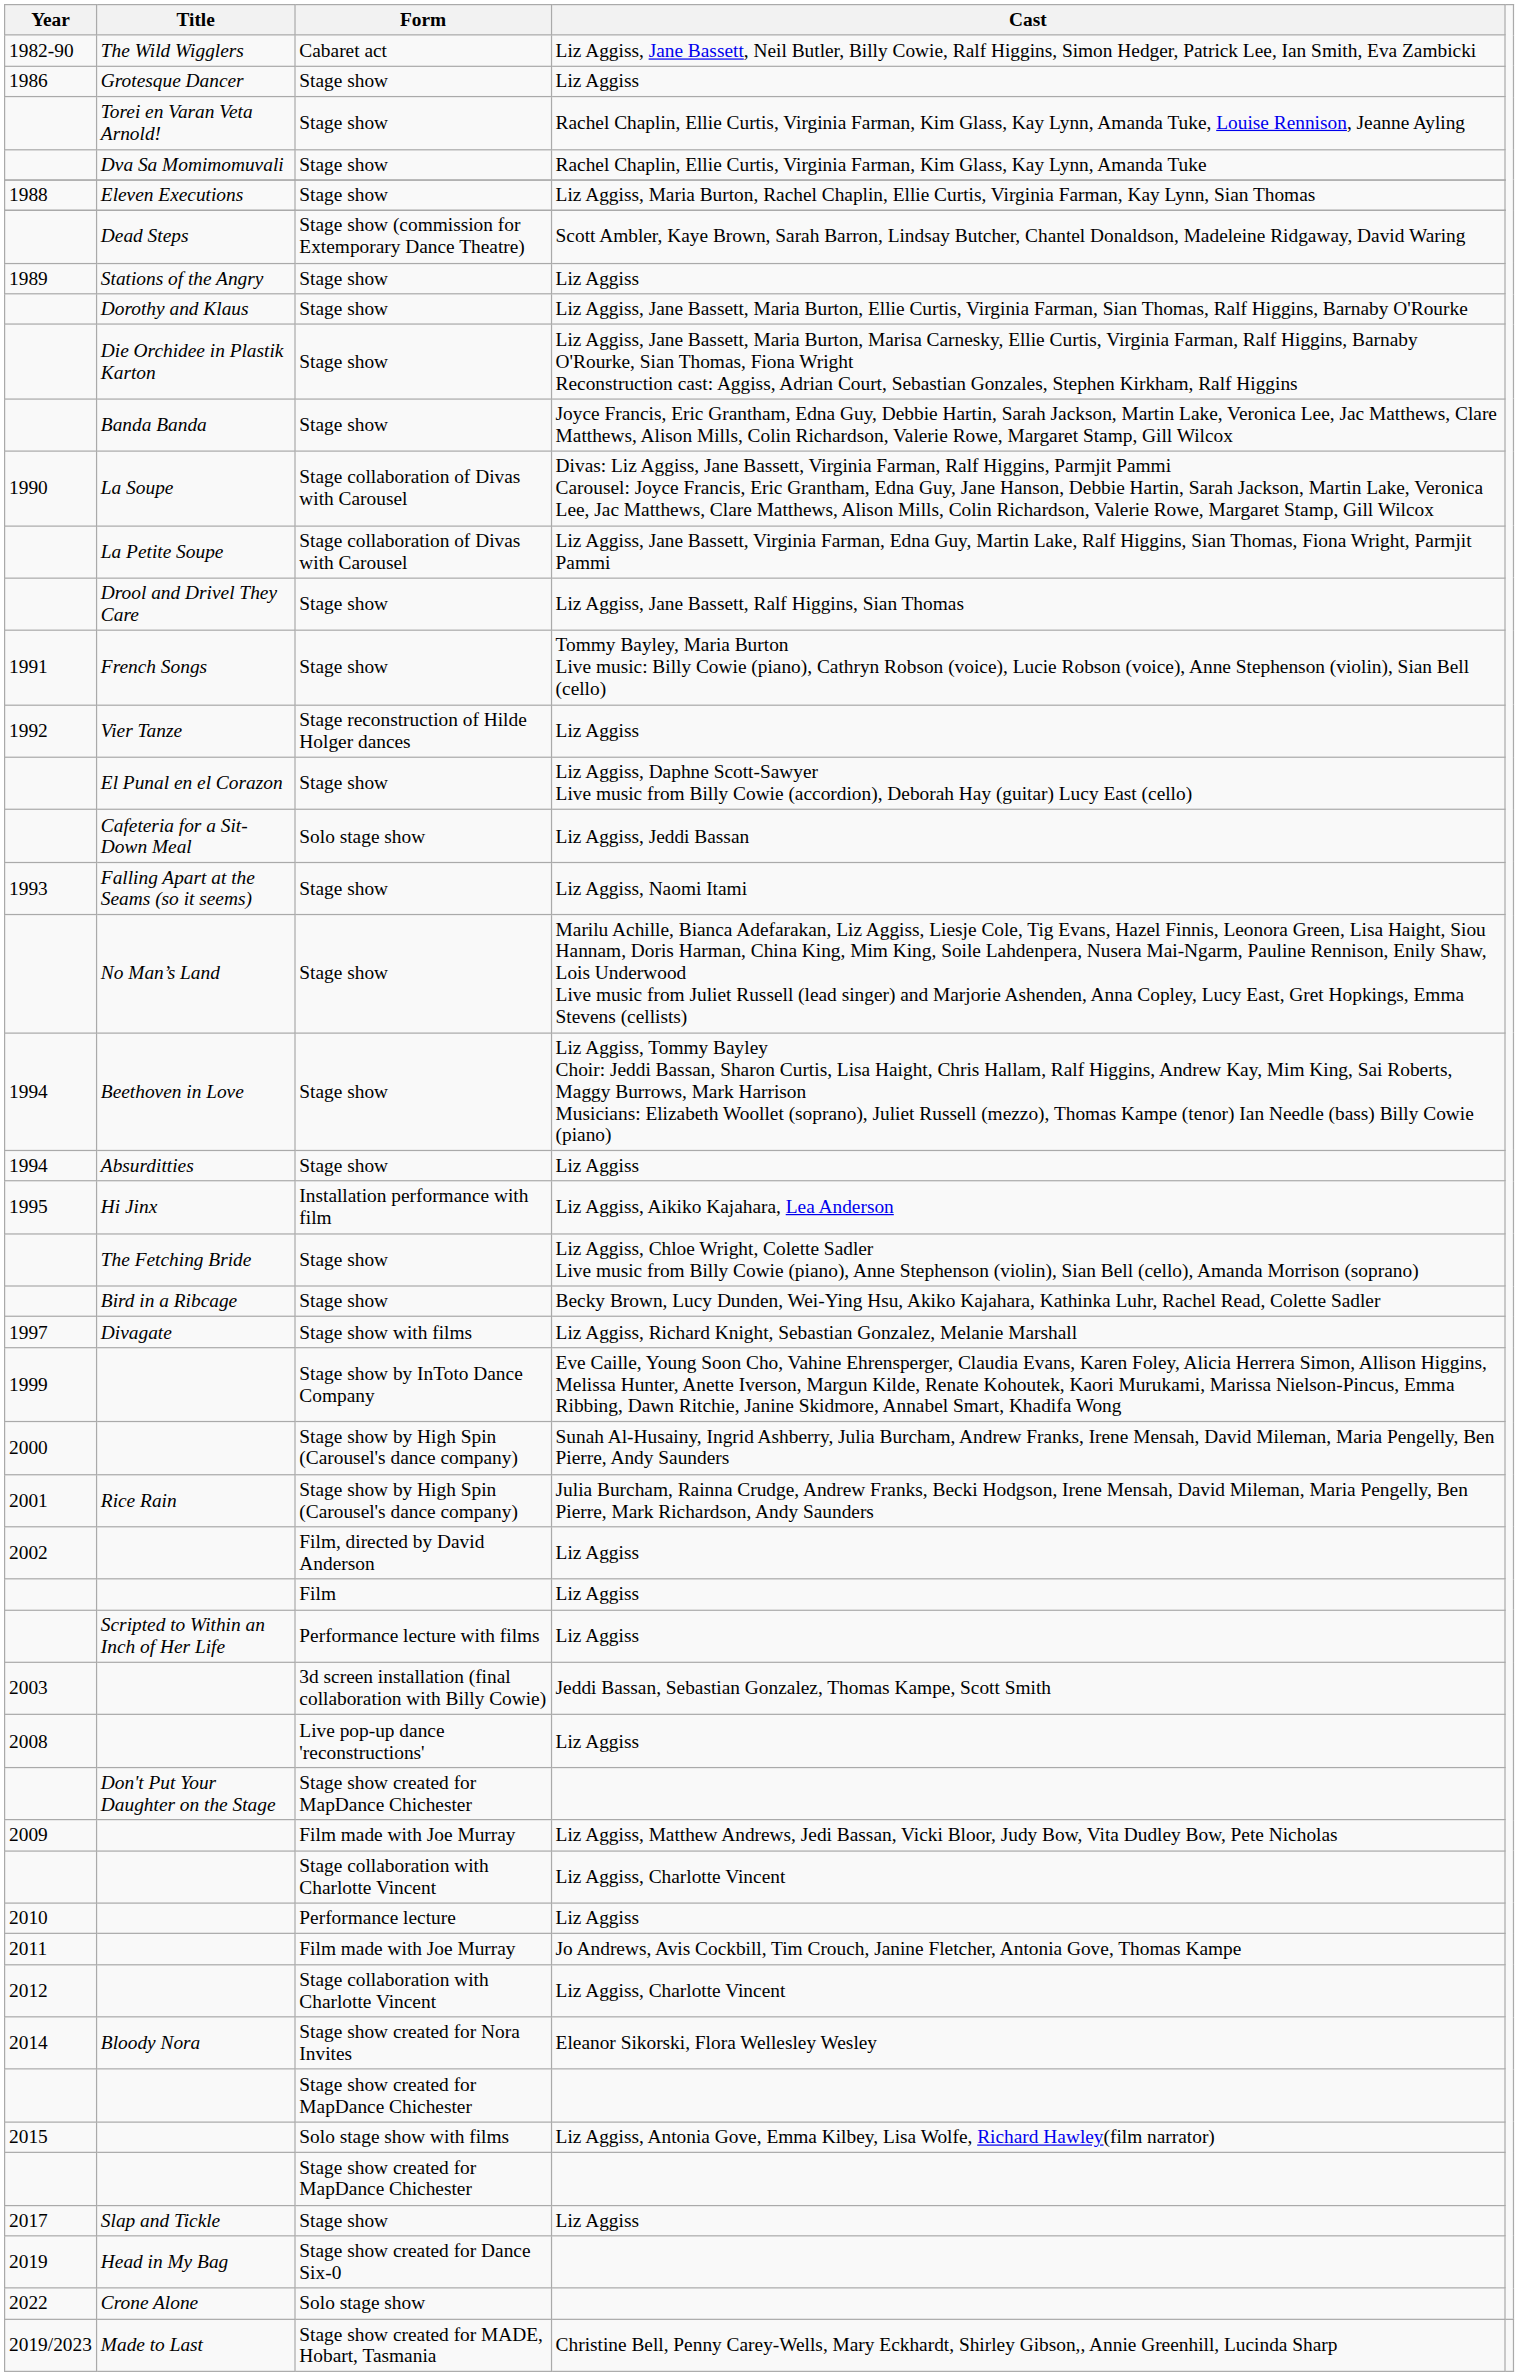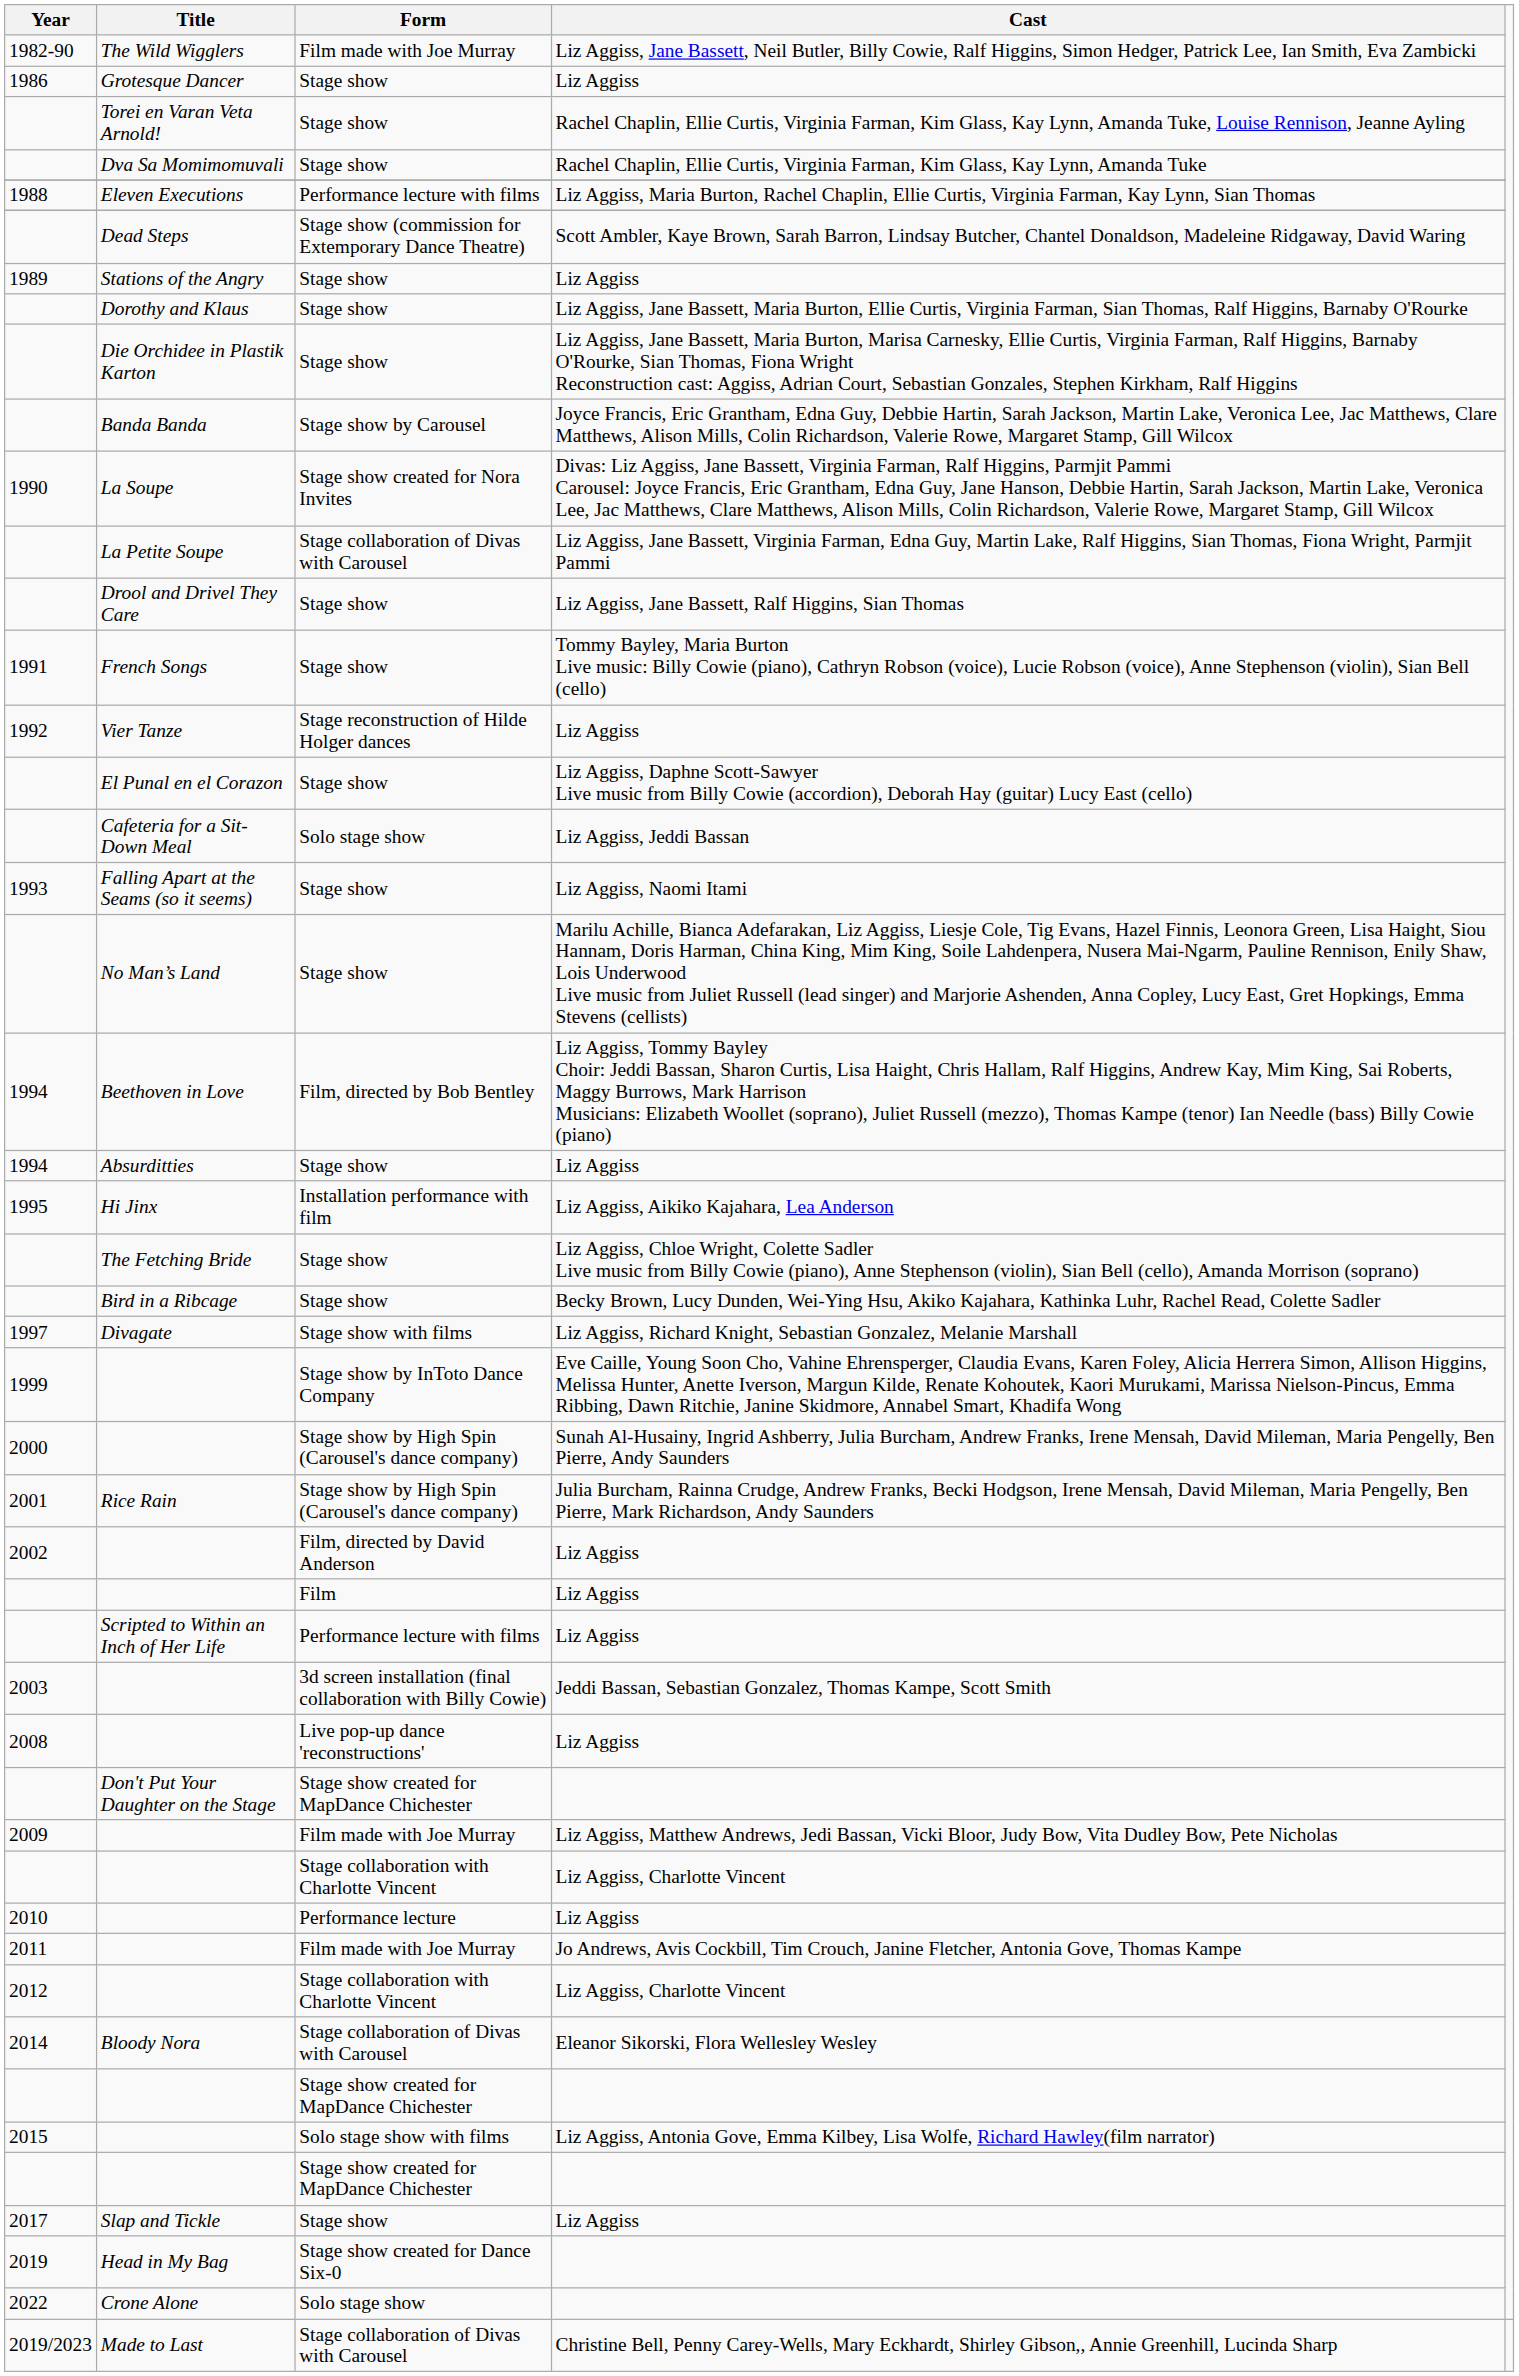(343, 50) Cabaret act -> (407, 50) Film made with Joe Murray
(344, 195) Stage show -> (420, 195) Performance lecture with films
(344, 424) Stage show -> (393, 424) Stage show by Carousel
(410, 488) Stage collaboration of Divas with Carousel -> (410, 488) Stage show created for Nora Invites
(344, 1091) Stage show -> (417, 1091) Film, directed by Bob Bentley
(410, 2042) Stage show created for Nora Invites -> (410, 2042) Stage collaboration of Divas with Carousel
(421, 2345) Stage show created for MADE, Hobart, Tasmania -> (410, 2345) Stage collaboration of Divas with Carousel
